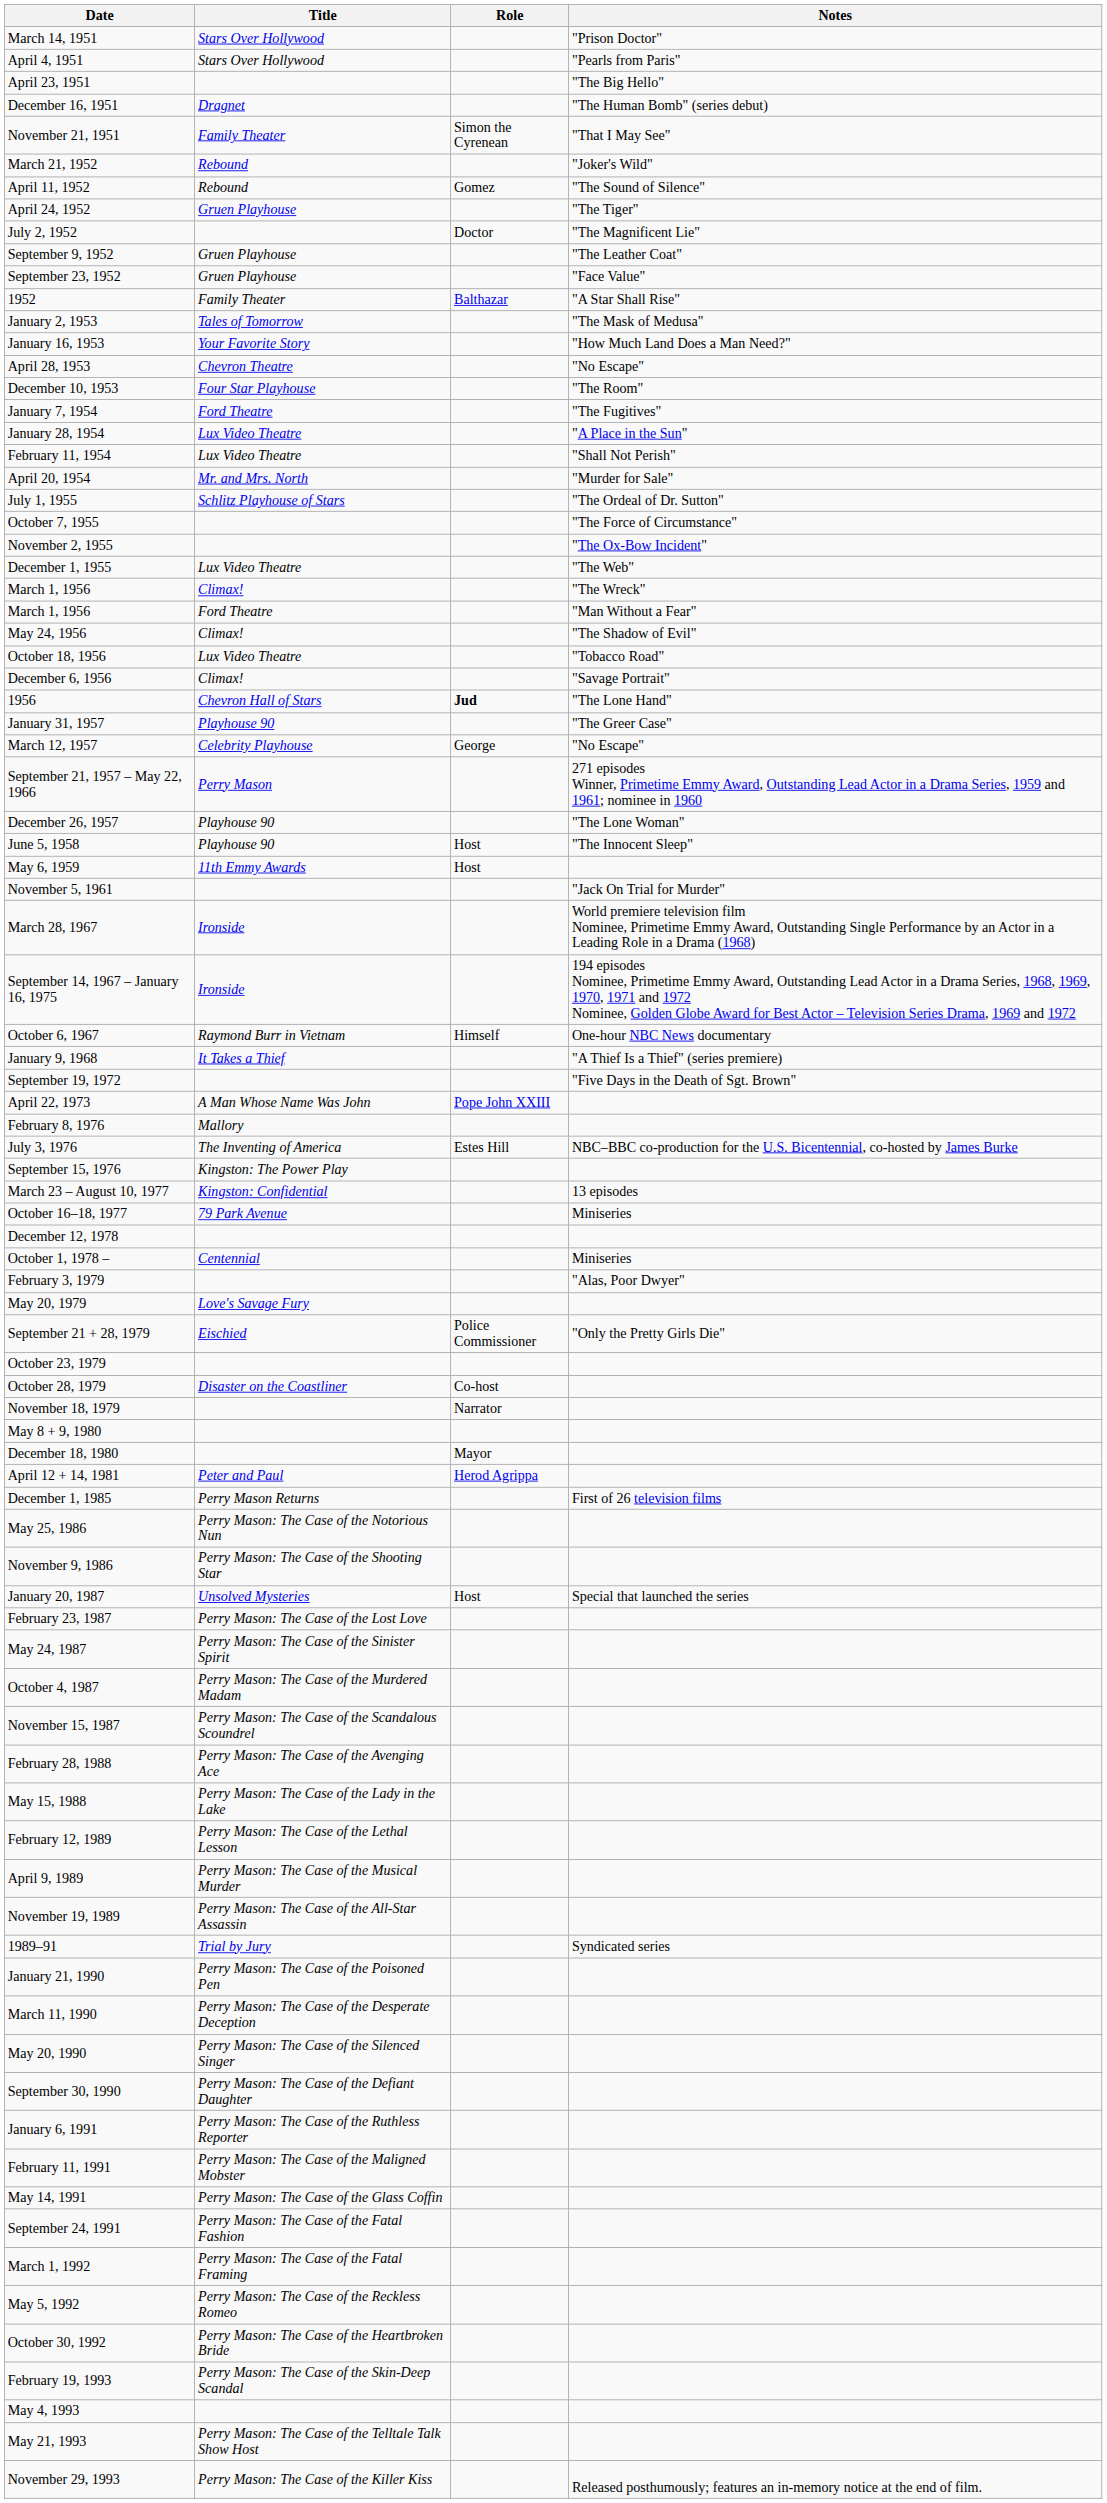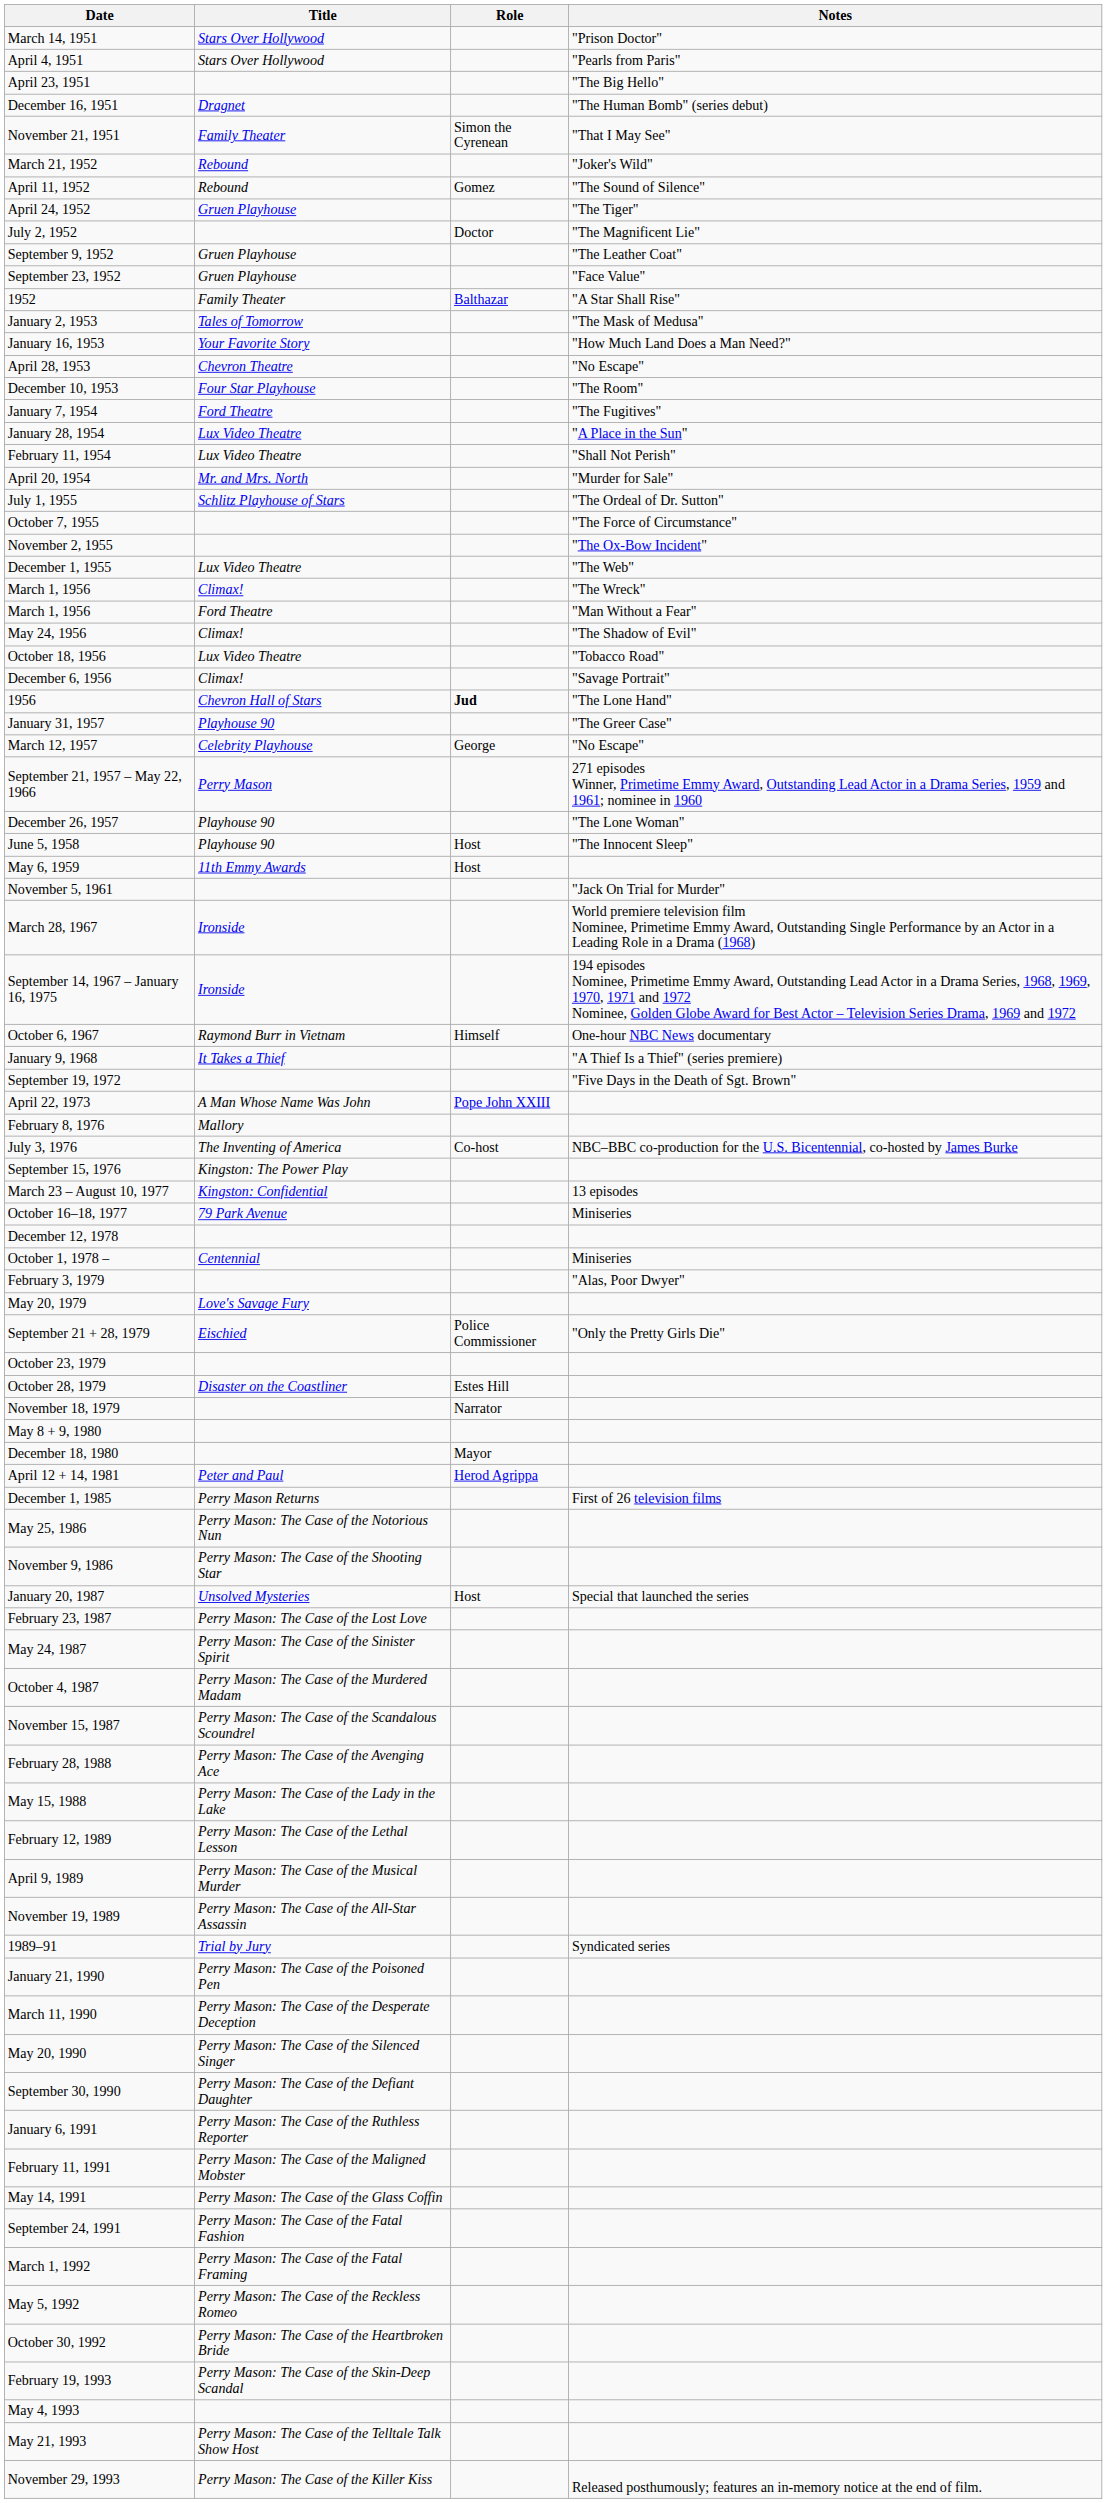(482, 1147) Estes Hill -> (476, 1147) Co-host
(476, 1386) Co-host -> (482, 1386) Estes Hill
